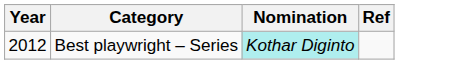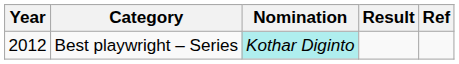+ column: (389, 18)
